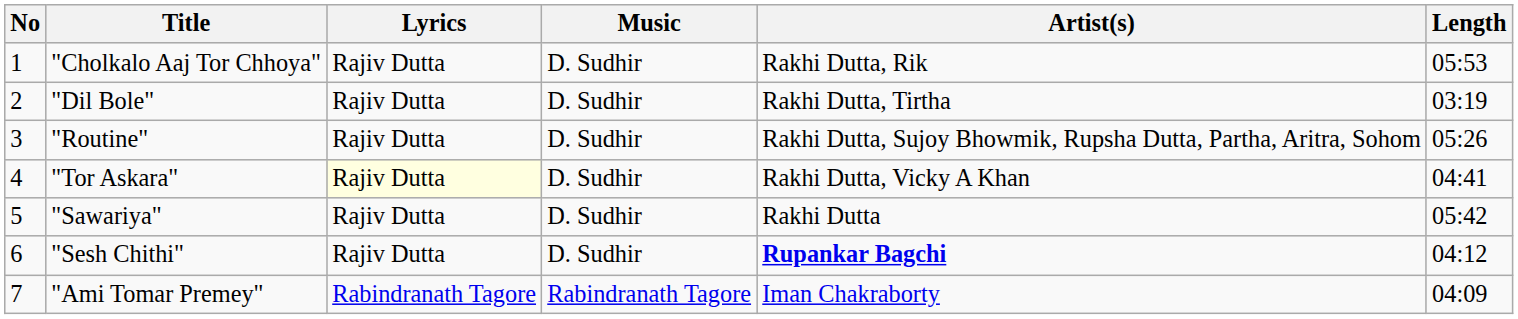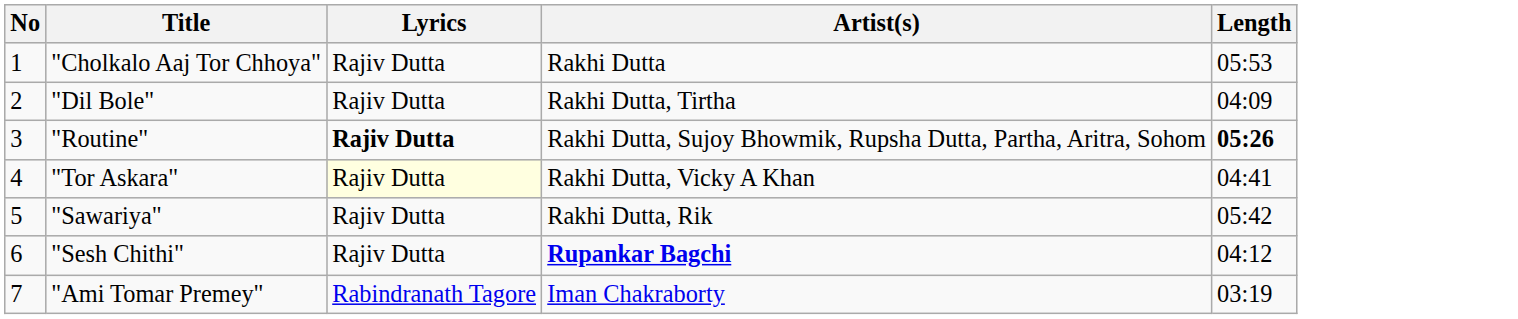- column: (649, 23)
(845, 62) Rakhi Dutta, Rik -> (606, 62) Rakhi Dutta
(1460, 100) 03:19 -> (1245, 100) 04:09
(389, 139) normal -> (393, 139) bold
(1460, 139) normal -> (1245, 139) bold
(821, 216) Rakhi Dutta -> (630, 216) Rakhi Dutta, Rik
(1460, 293) 04:09 -> (1245, 293) 03:19
